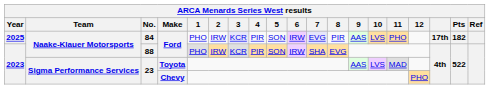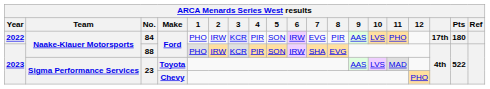(15, 37) 2025 -> (15, 37) 2022
(317, 37) lavender background -> (317, 37) no background
(459, 37) 182 -> (459, 37) 180
